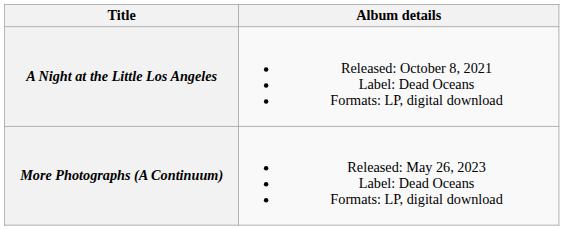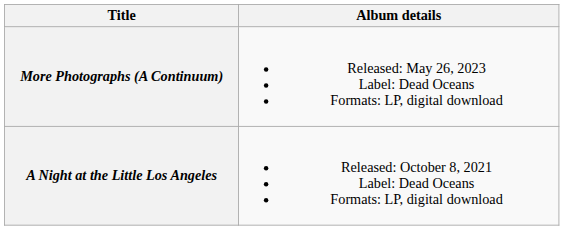rows swapped: (122, 76) <-> (122, 175)
